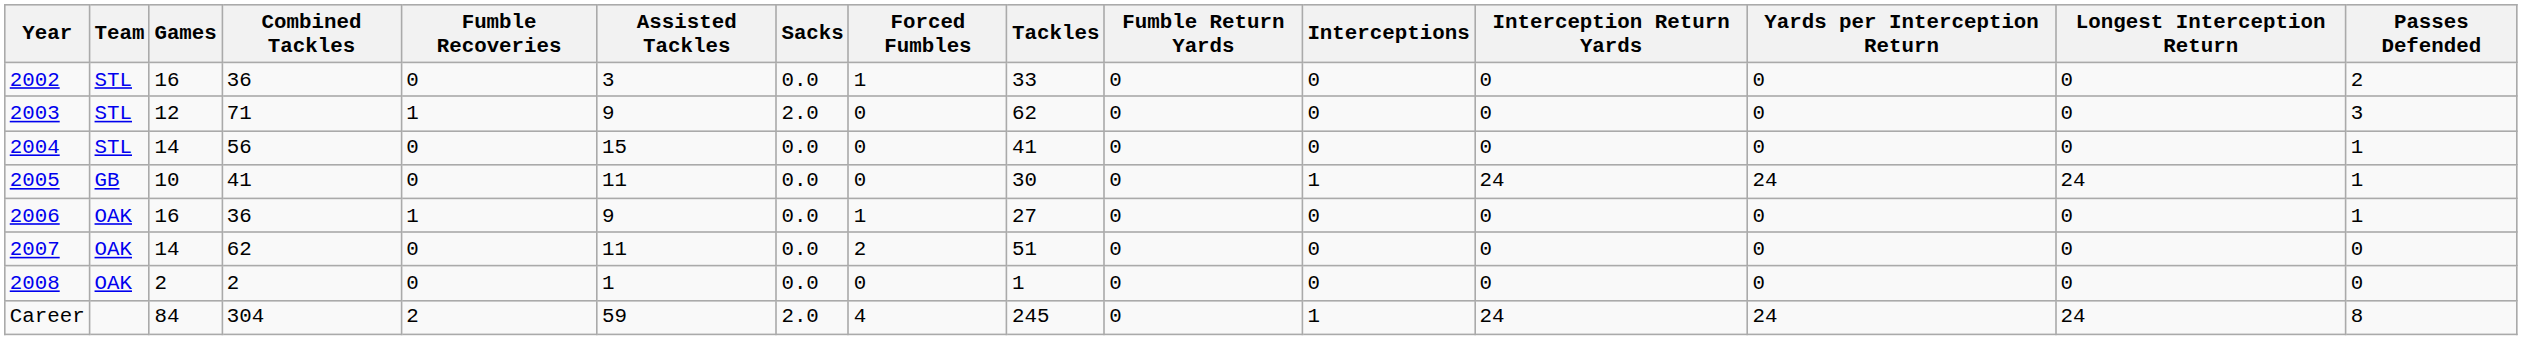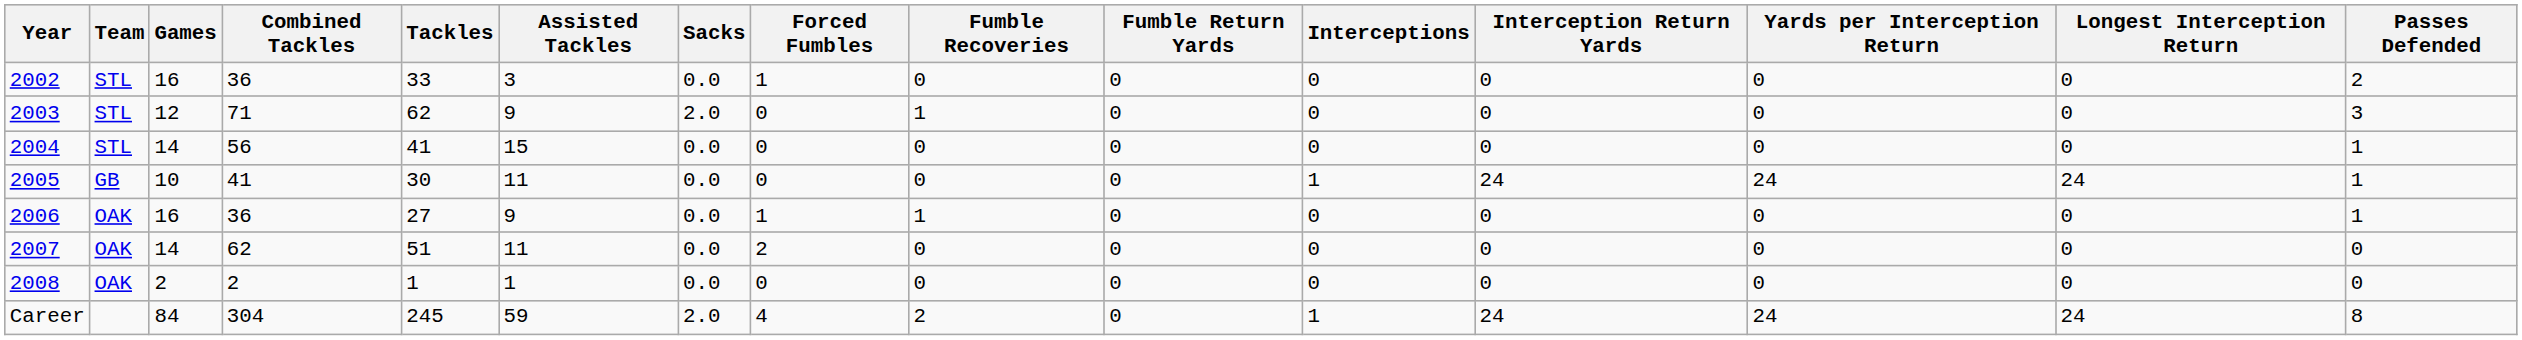columns swapped: (1056, 34) <-> (499, 34)
